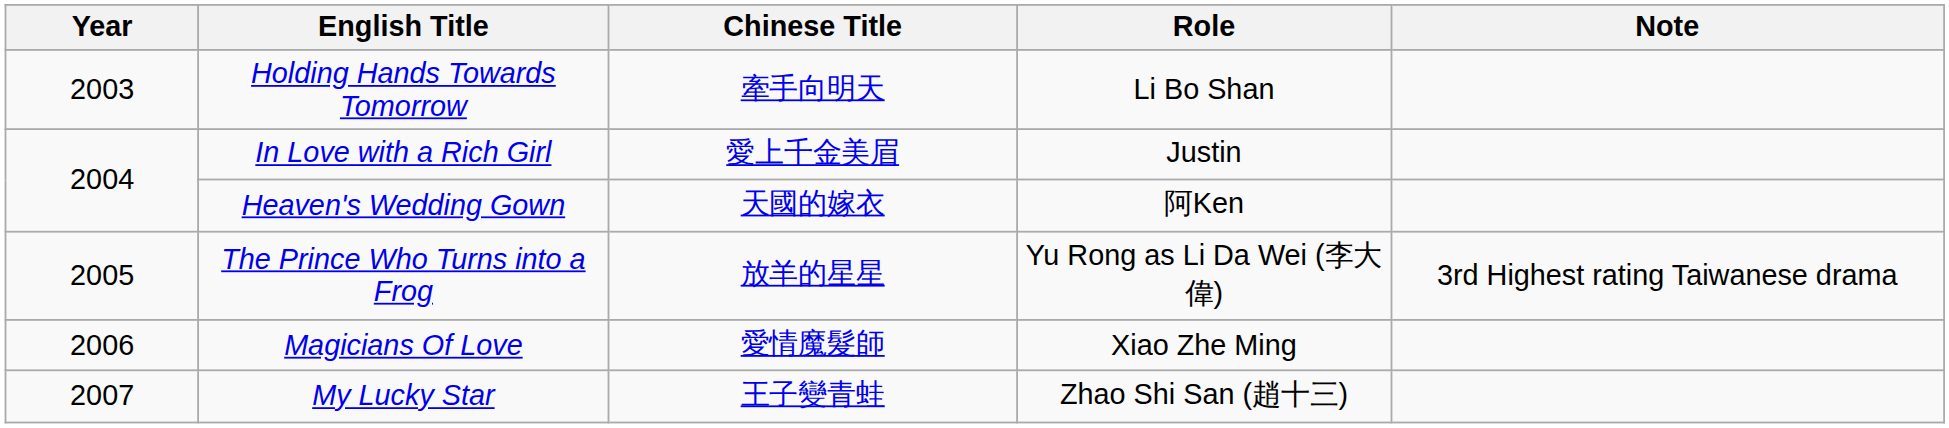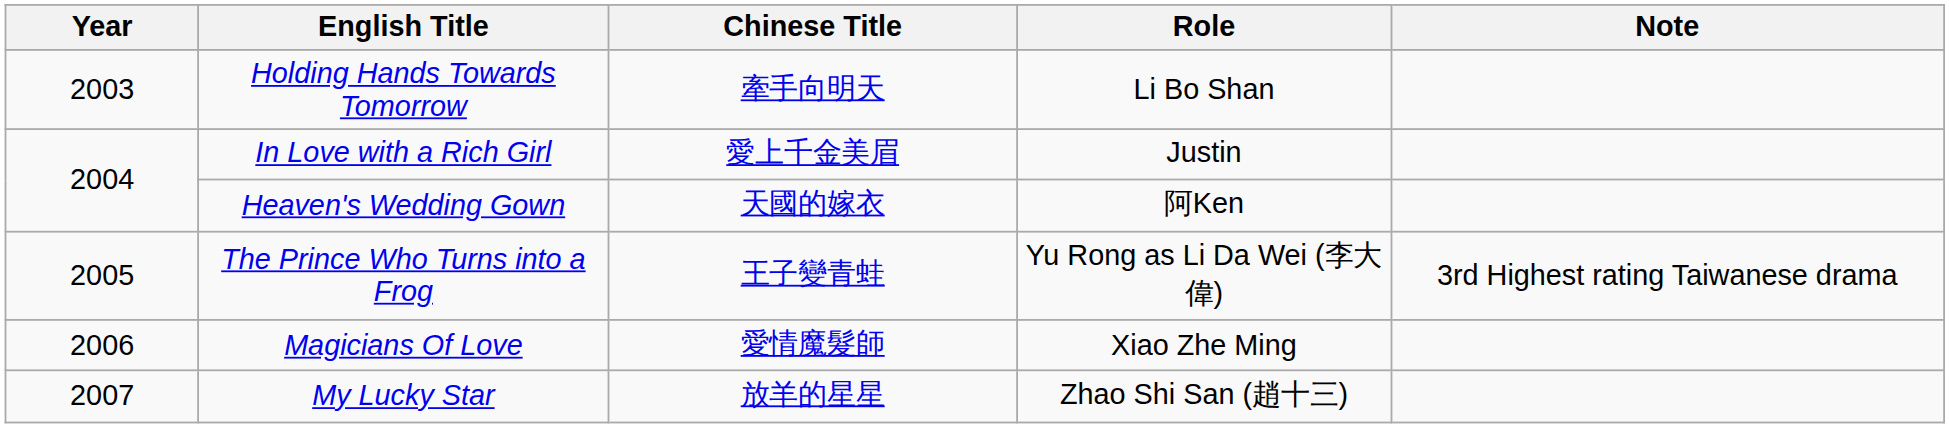(813, 273) 放羊的星星 -> (813, 273) 王子變青蛙
(813, 394) 王子變青蛙 -> (813, 394) 放羊的星星
